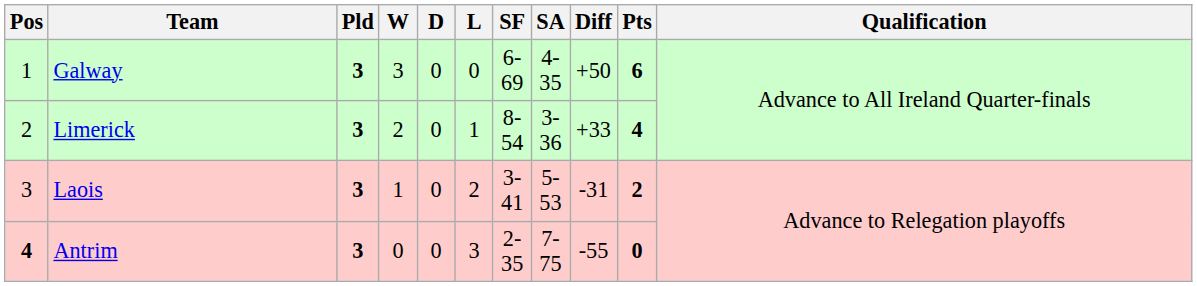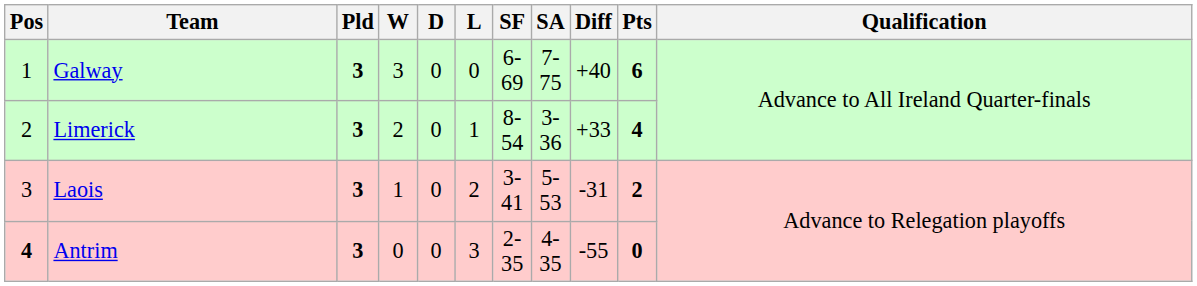(550, 69) 4-35 -> (550, 69) 7-75
(593, 69) +50 -> (593, 69) +40
(550, 250) 7-75 -> (550, 250) 4-35
